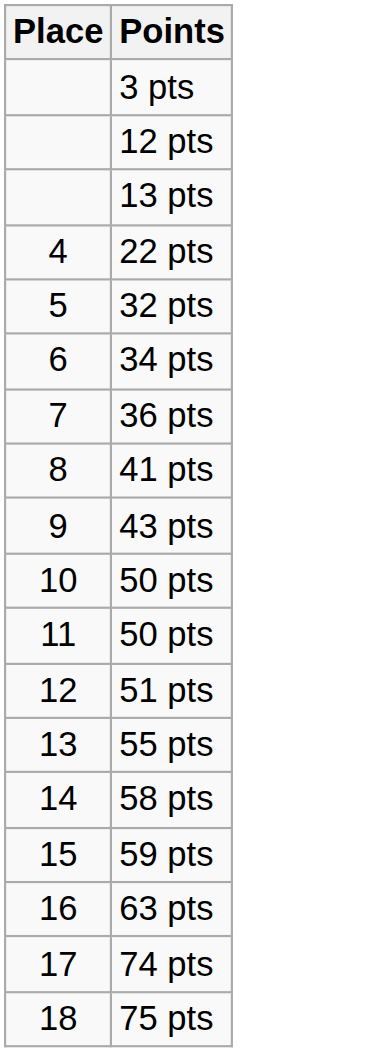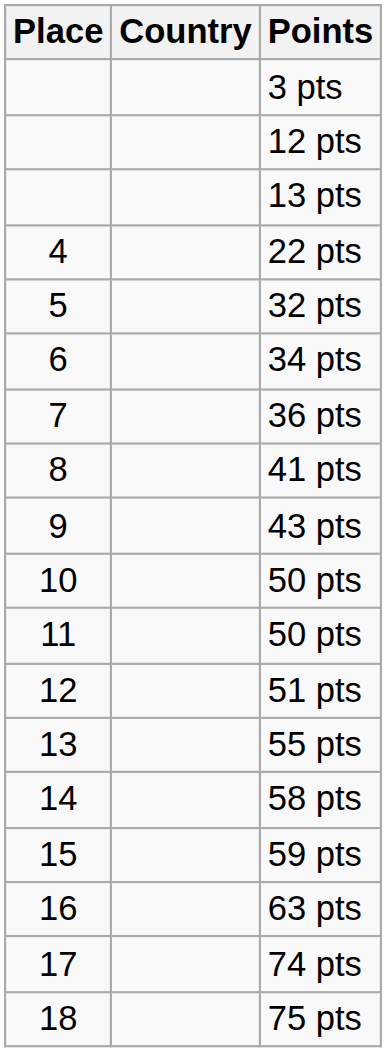+ column: (186, 31)
